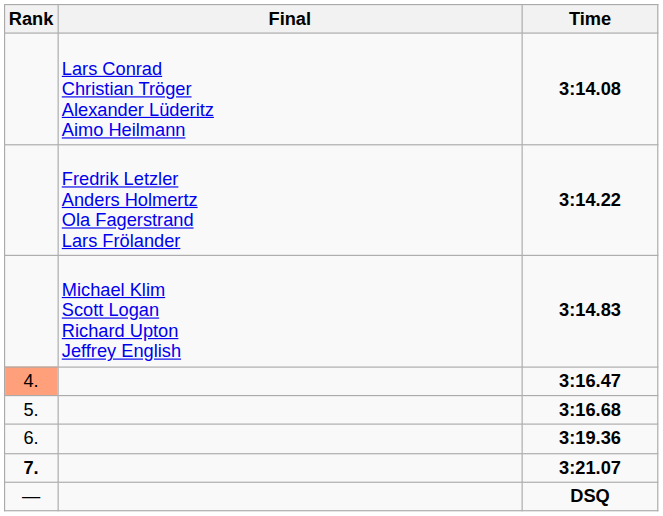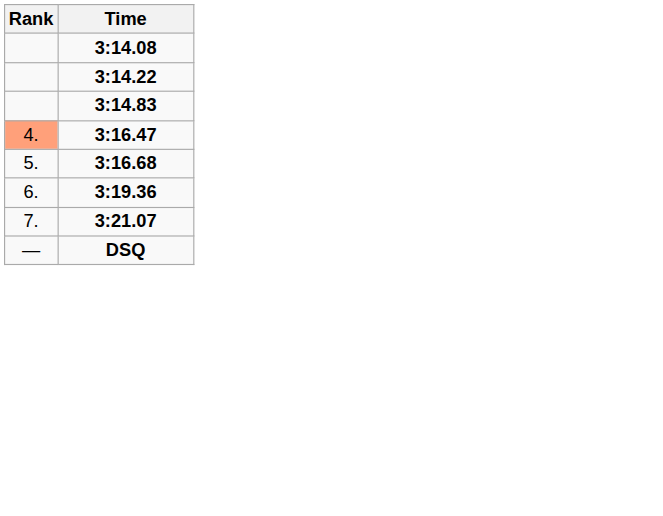- column: (290, 18)
(31, 467) bold -> (31, 221) normal
